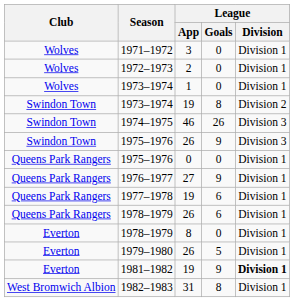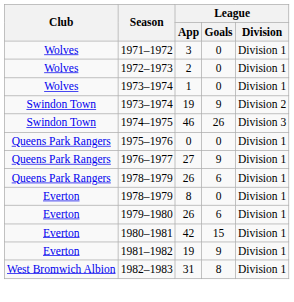(219, 104) 8 -> (219, 104) 9
- row: (147, 141)
- row: (147, 196)
(219, 251) 5 -> (219, 214) 6
+ row: (147, 232)
(262, 269) bold -> (262, 251) normal
